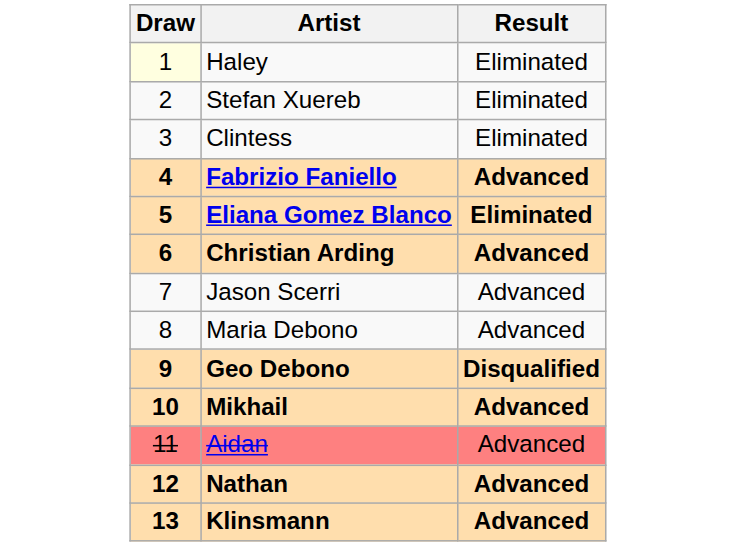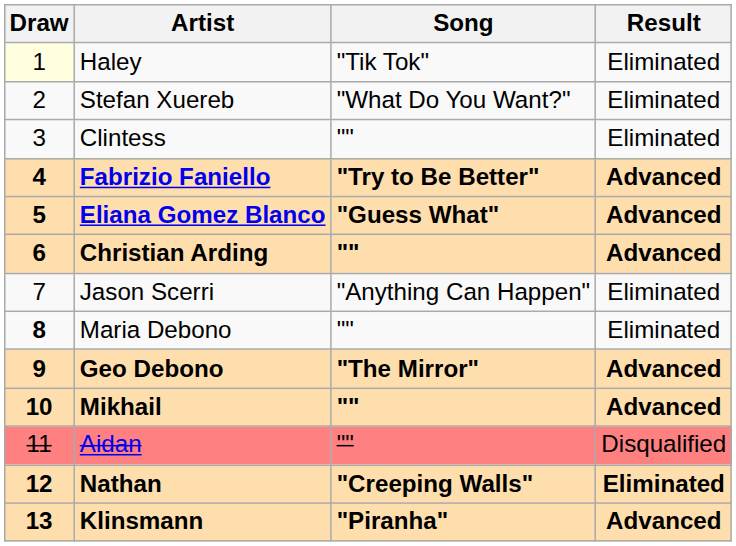+ column: (463, 23)
(531, 215) Eliminated -> (664, 215) Advanced
(531, 291) Advanced -> (664, 291) Eliminated
(165, 330) normal -> (39, 330) bold
(531, 330) Advanced -> (664, 330) Eliminated
(531, 368) Disqualified -> (664, 368) Advanced
(531, 445) Advanced -> (664, 445) Disqualified
(531, 483) Advanced -> (664, 483) Eliminated
